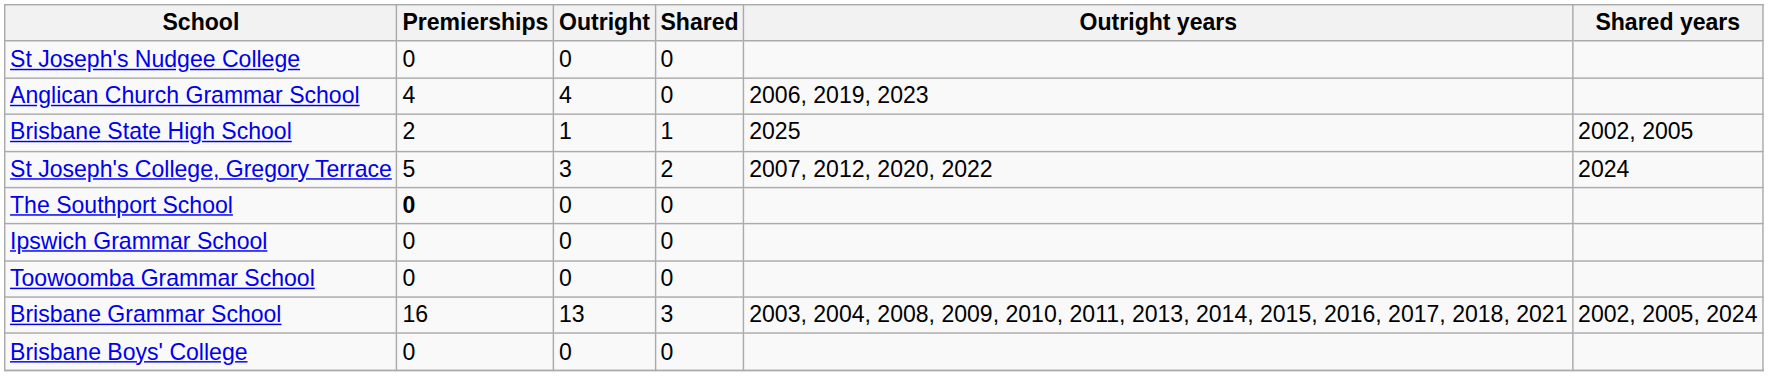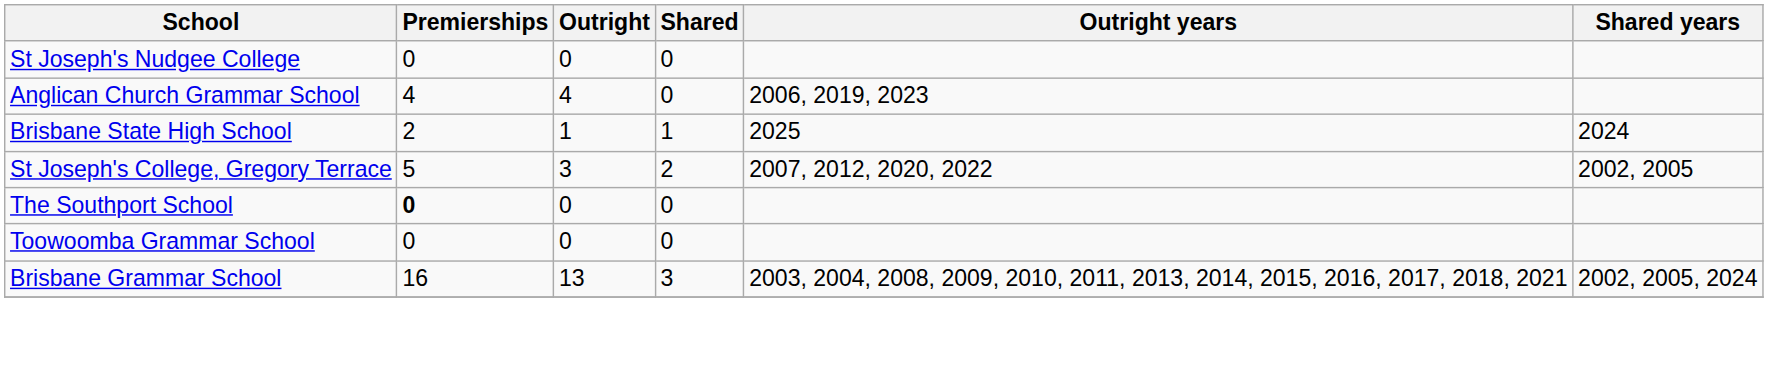(1636, 132) 2002, 2005 -> (1604, 132) 2024
(1604, 168) 2024 -> (1636, 168) 2002, 2005
- row: (139, 242)
- row: (129, 351)
